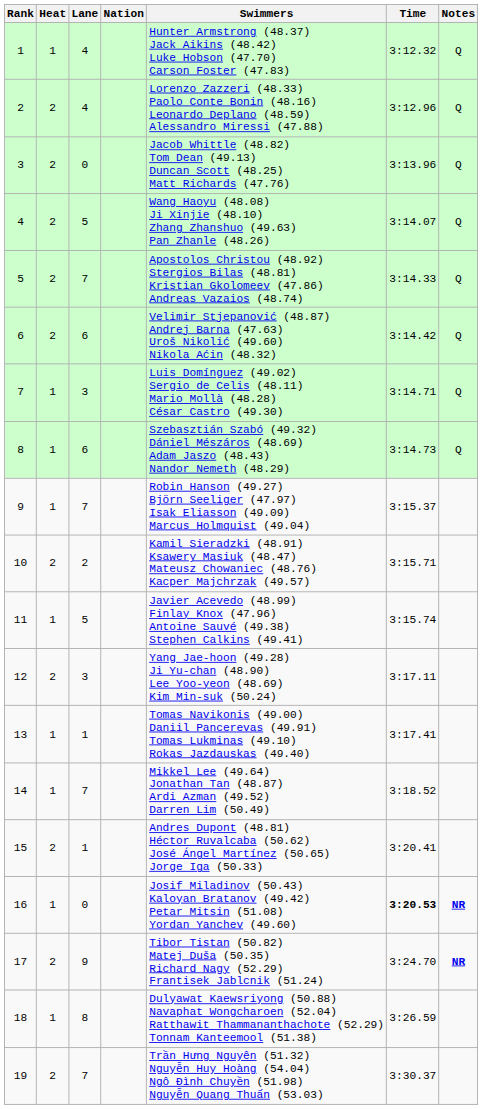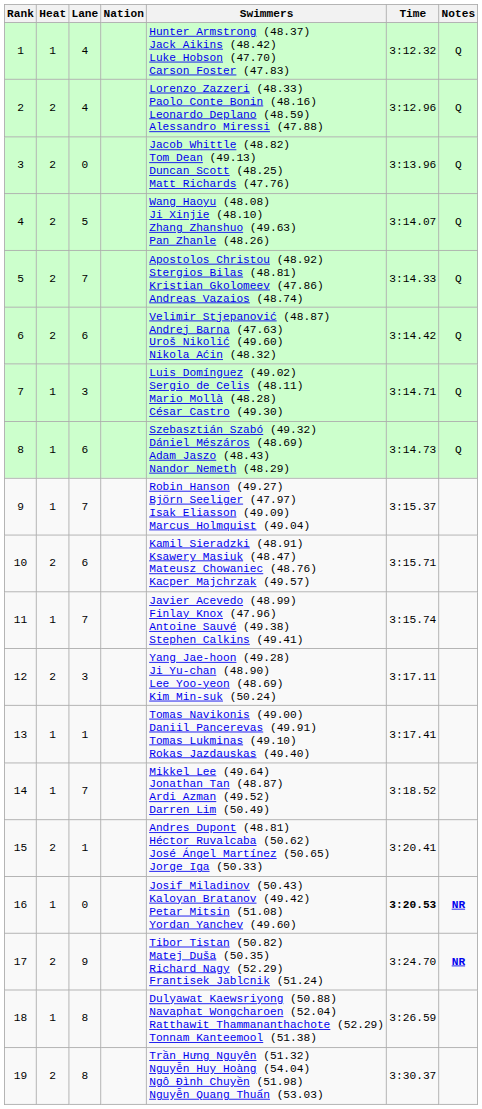(85, 563) 2 -> (85, 563) 6
(85, 620) 5 -> (85, 620) 7
(85, 1076) 7 -> (85, 1076) 8
